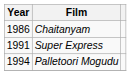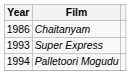(18, 45) 1991 -> (18, 45) 1993
